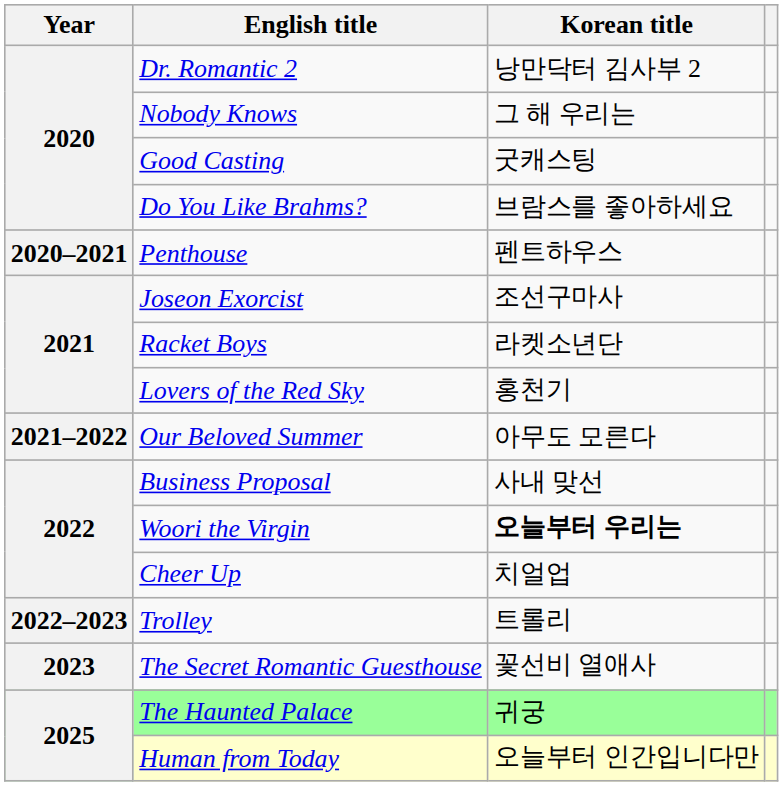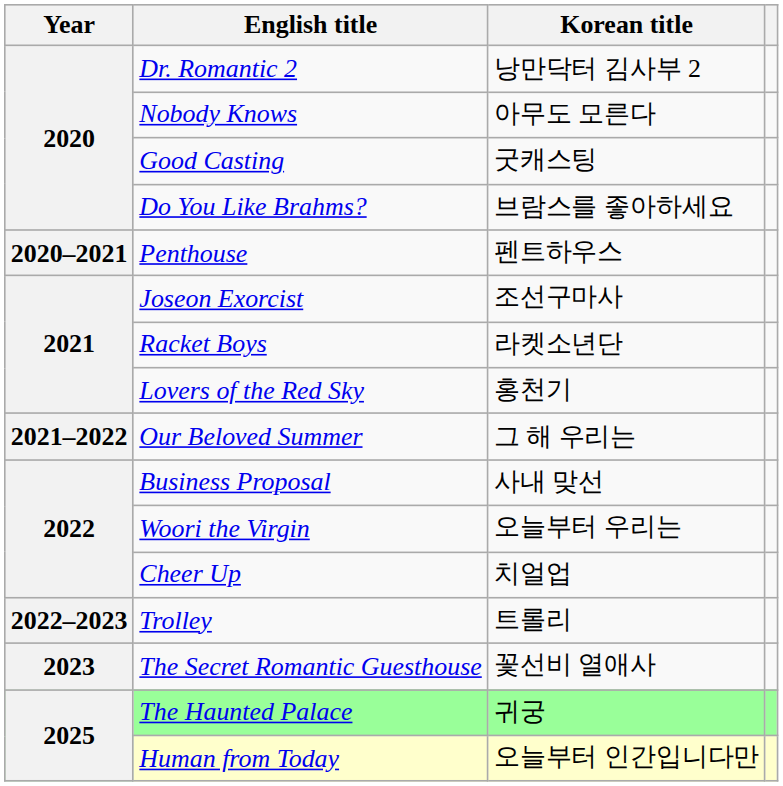(565, 113) 그 해 우리는 -> (575, 113) 아무도 모른다
(575, 435) 아무도 모른다 -> (565, 435) 그 해 우리는
(588, 527) bold -> (588, 527) normal
